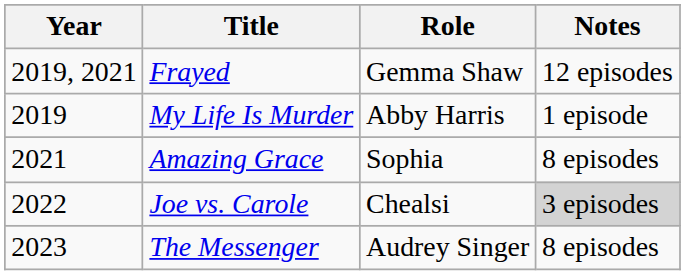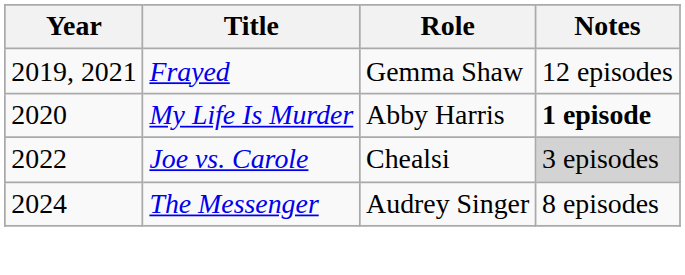(39, 114) 2019 -> (39, 114) 2020
(595, 114) normal -> (597, 114) bold
- row: (236, 159)
(39, 247) 2023 -> (39, 203) 2024
